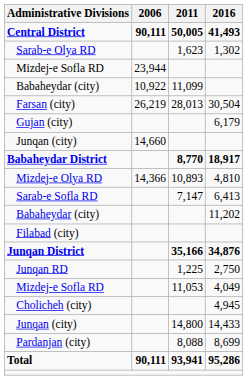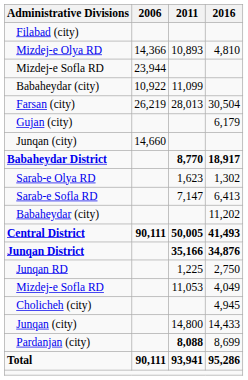rows swapped: (46, 31) <-> (47, 232)
rows swapped: (59, 178) <-> (56, 50)
(190, 342) normal -> (190, 342) bold
